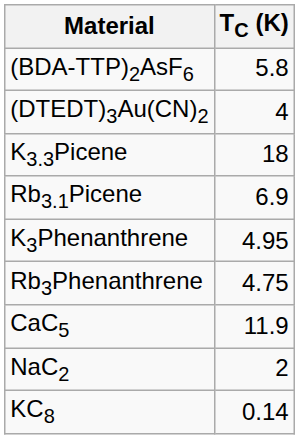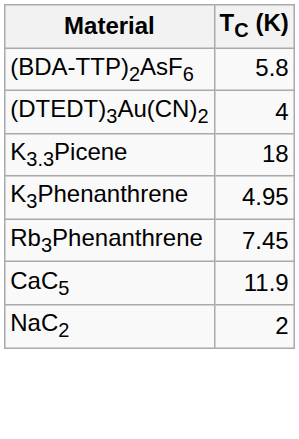- row: (76, 198)
(265, 282) 4.75 -> (265, 240) 7.45
- row: (33, 412)
